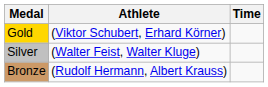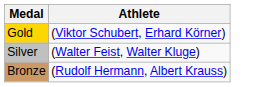- column: (247, 14)
